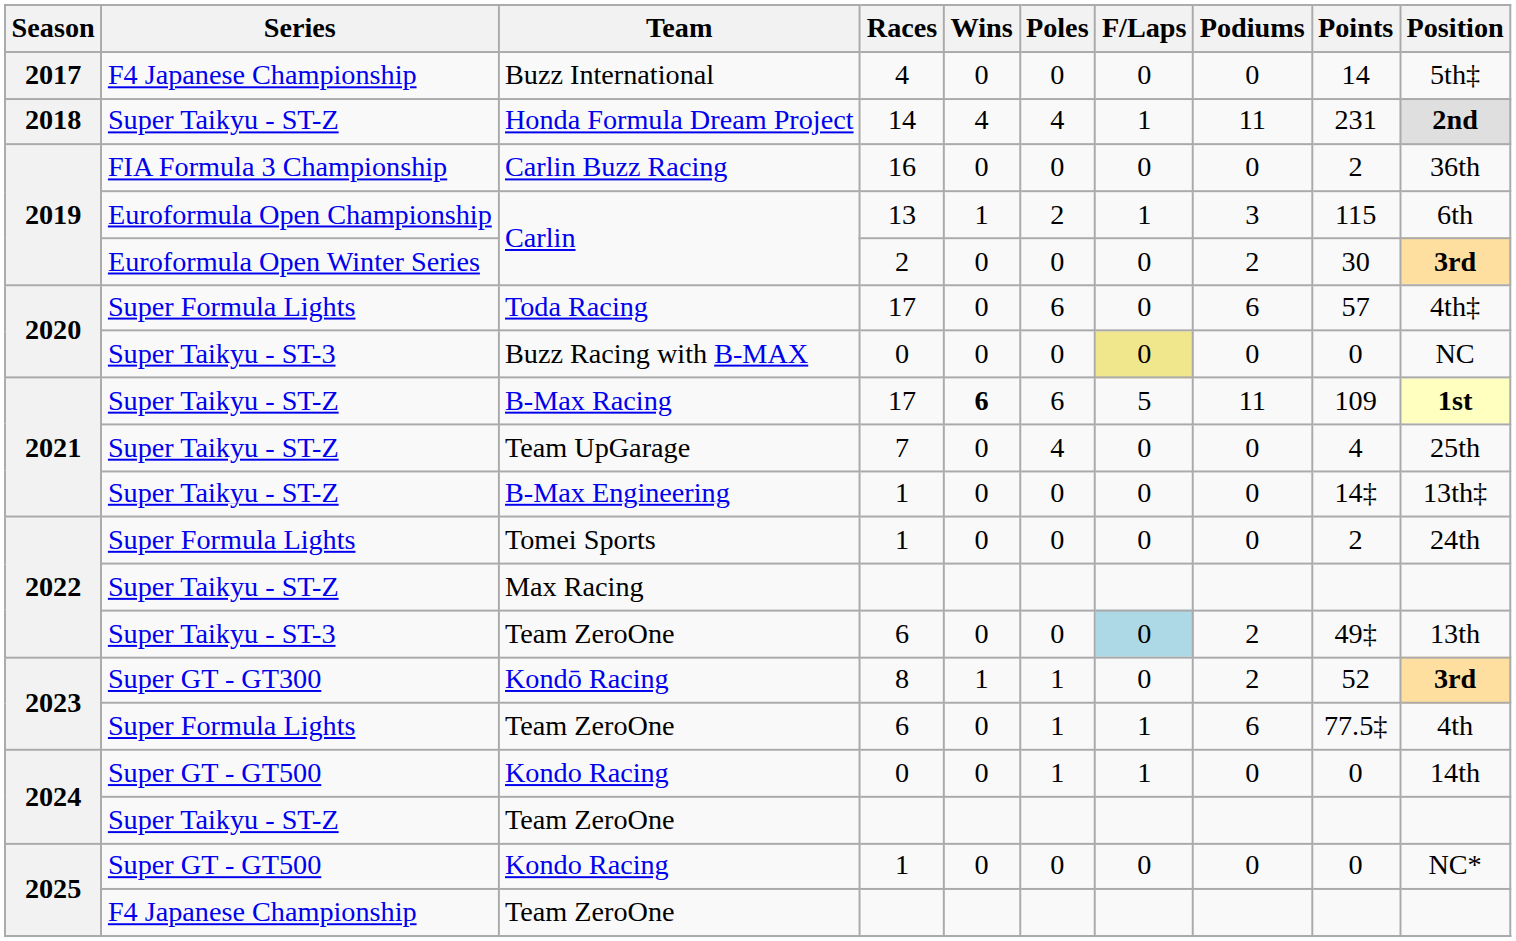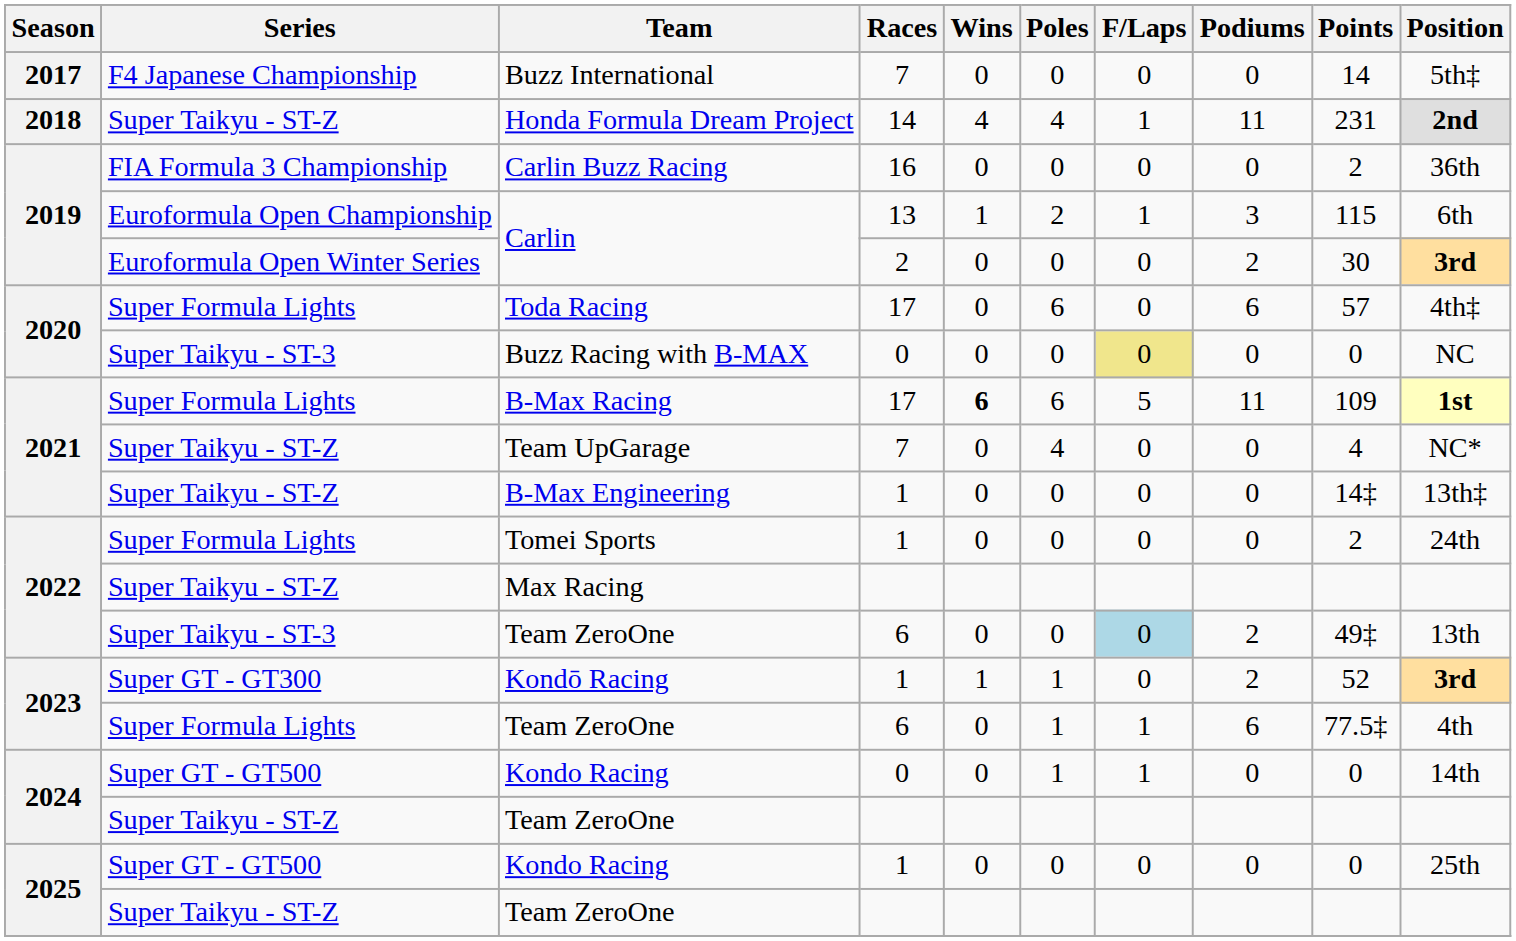(902, 74) 4 -> (902, 74) 7
(223, 400) Super Taikyu - ST-Z -> (232, 400) Super Formula Lights
(1455, 447) 25th -> (1455, 447) NC*
(902, 679) 8 -> (902, 679) 1
(1455, 866) NC* -> (1455, 866) 25th
(262, 912) F4 Japanese Championship -> (223, 912) Super Taikyu - ST-Z
